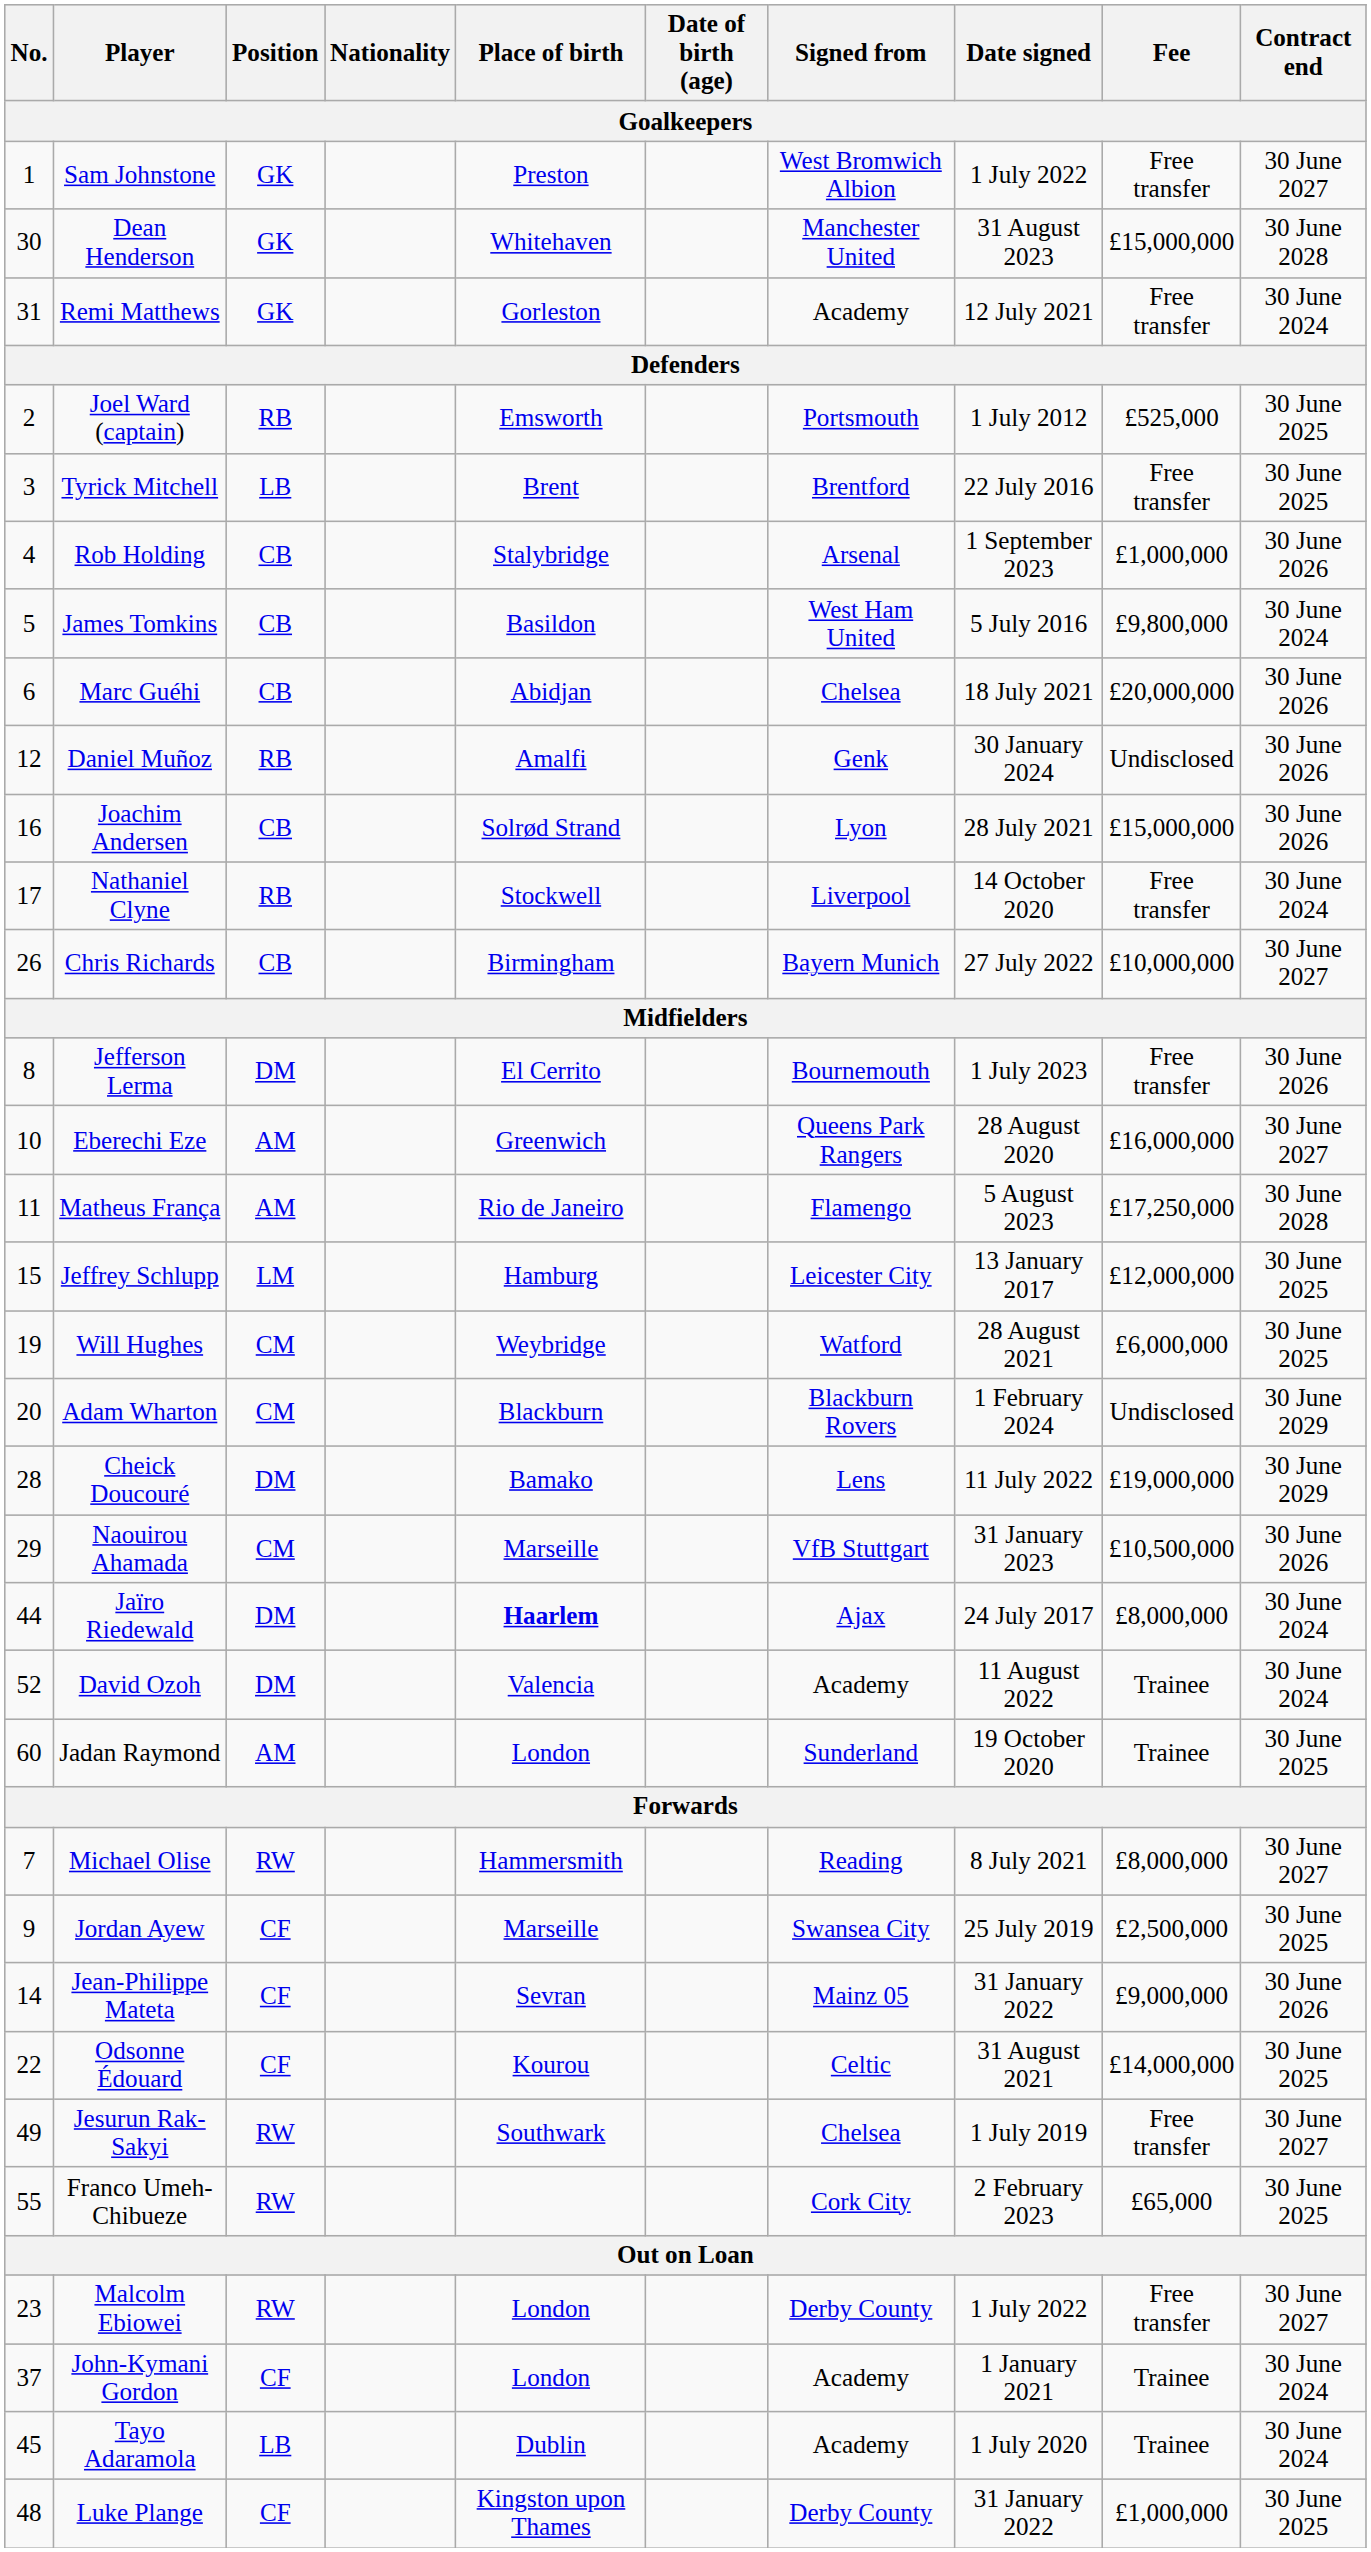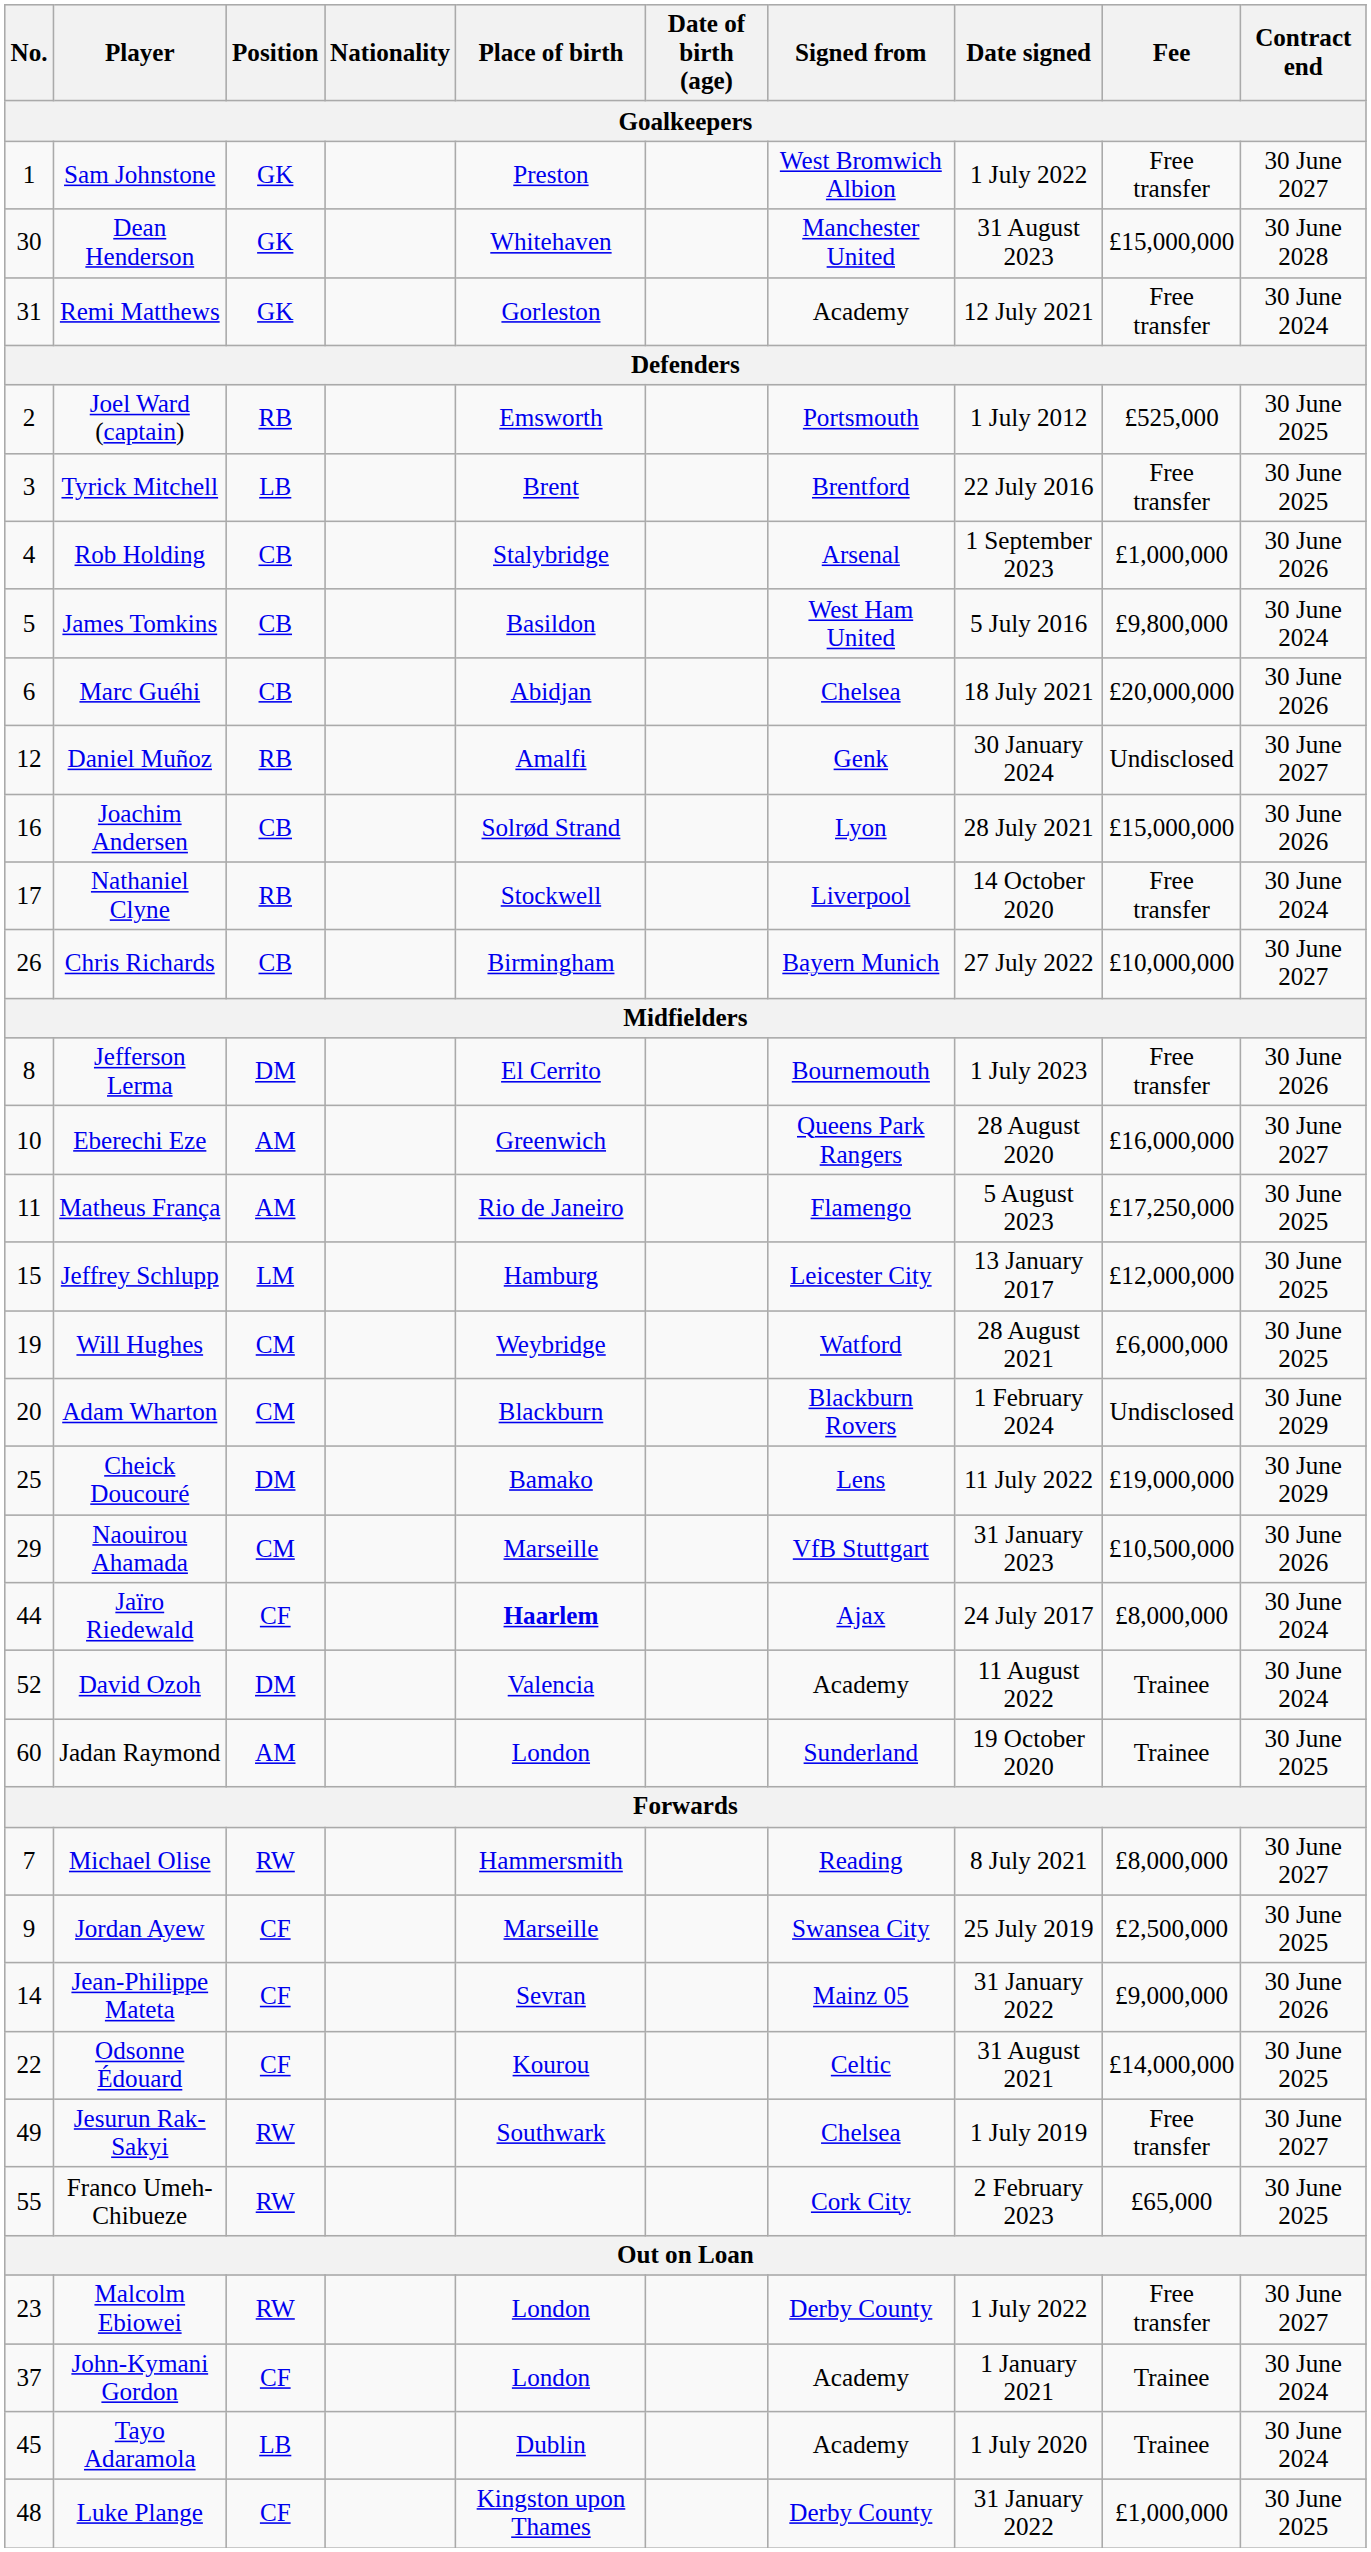(1303, 759) 30 June 2026 -> (1303, 759) 30 June 2027
(1303, 1207) 30 June 2028 -> (1303, 1207) 30 June 2025
(29, 1480) 28 -> (29, 1480) 25
(275, 1616) DM -> (275, 1616) CF
